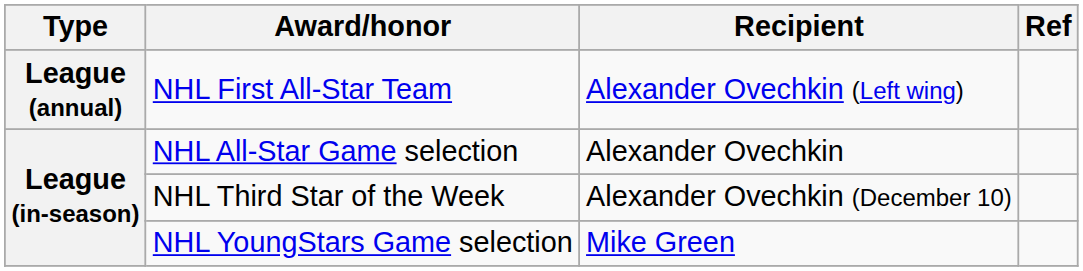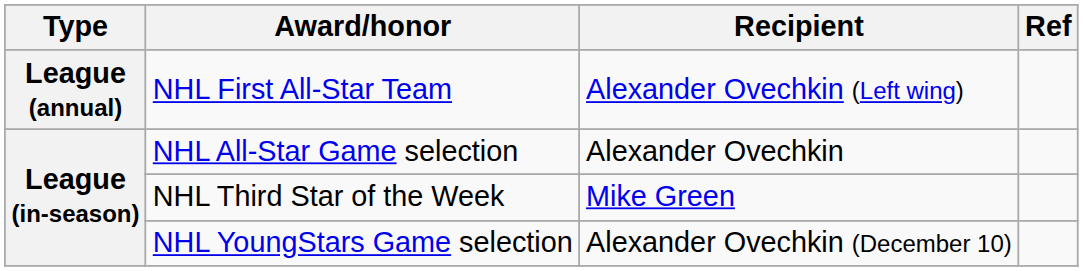(799, 196) Alexander Ovechkin (December 10) -> (660, 196) Mike Green
(660, 242) Mike Green -> (799, 242) Alexander Ovechkin (December 10)
